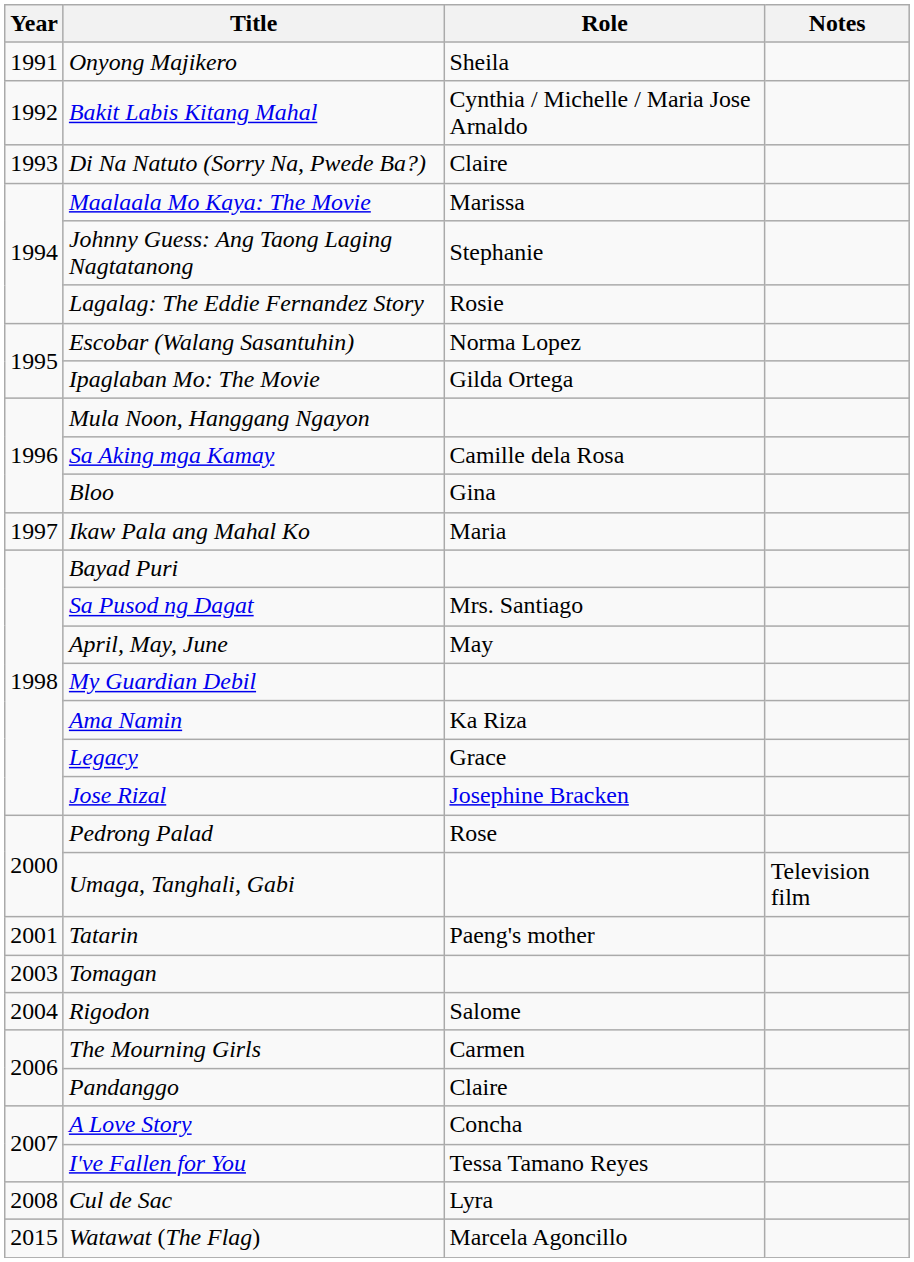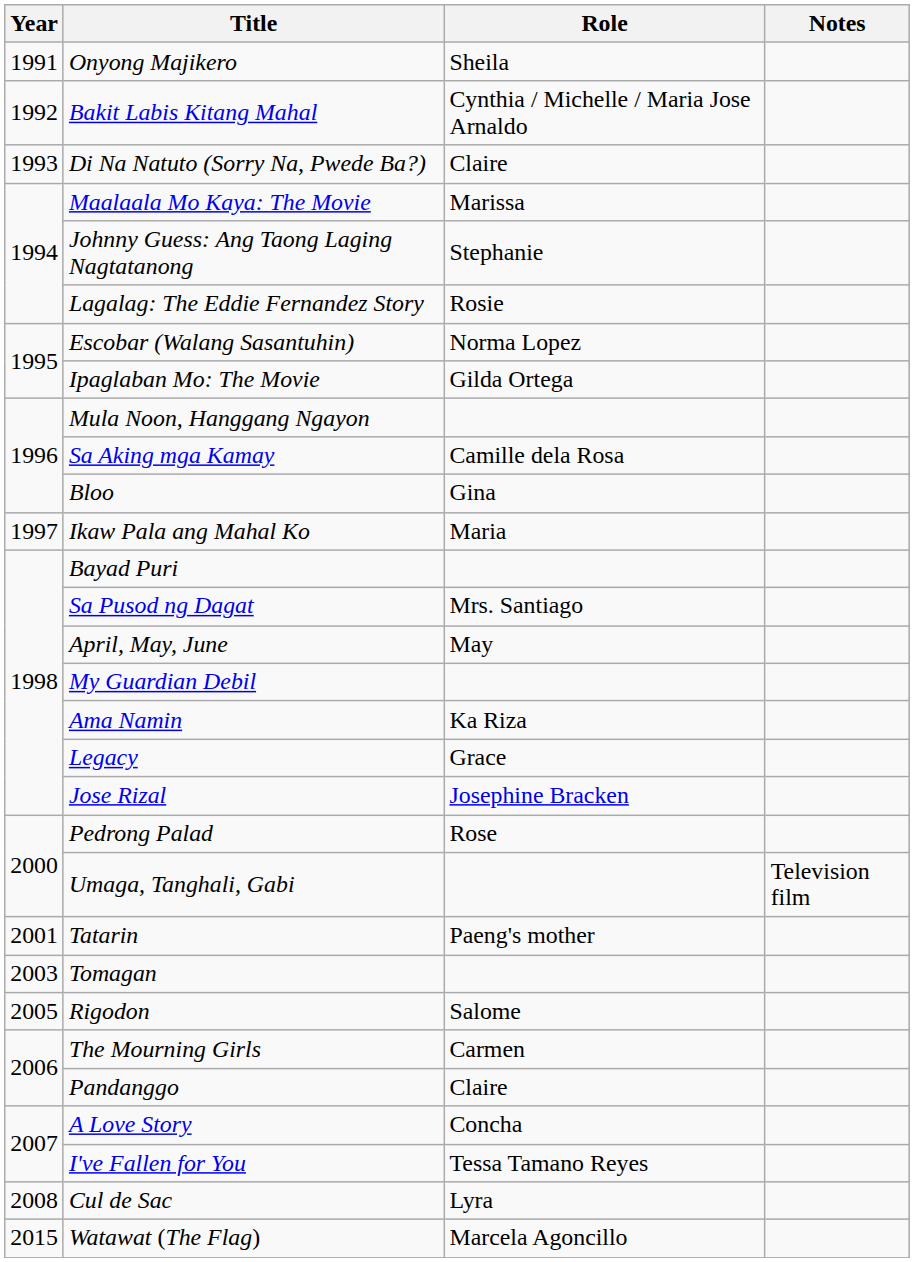(34, 1011) 2004 -> (34, 1011) 2005
